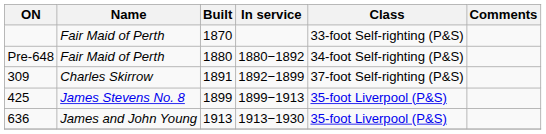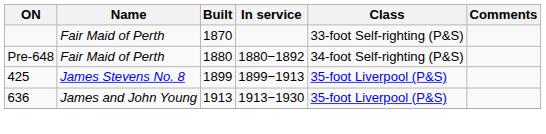- row: (18, 77)
